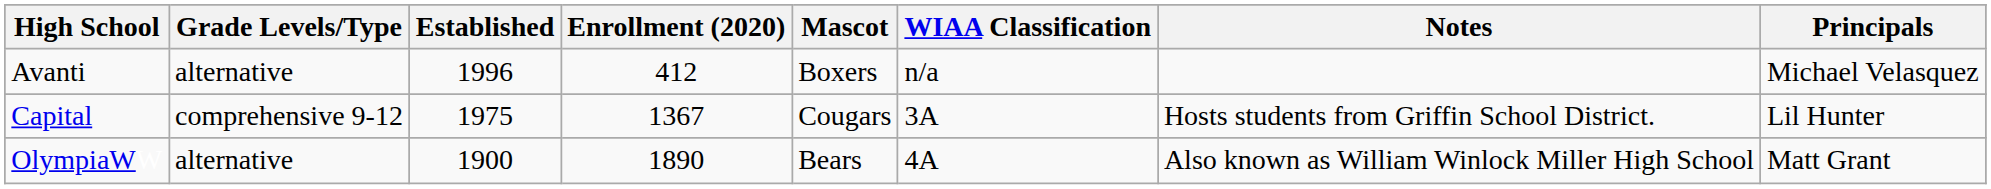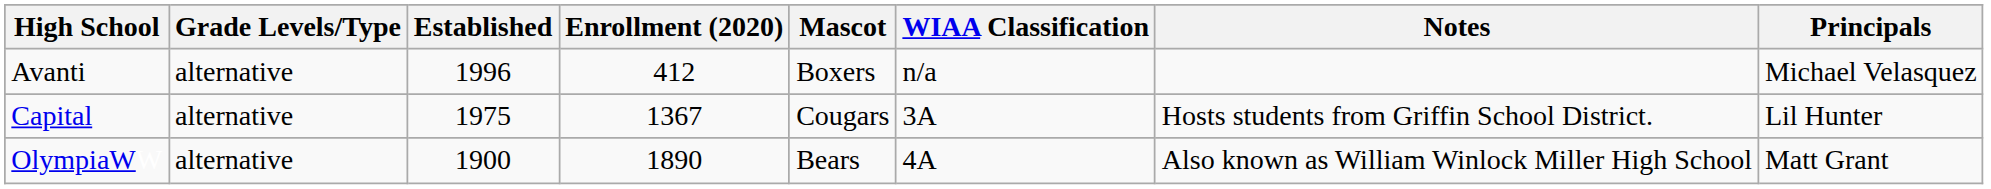(289, 115) comprehensive 9-12 -> (234, 115) alternative
